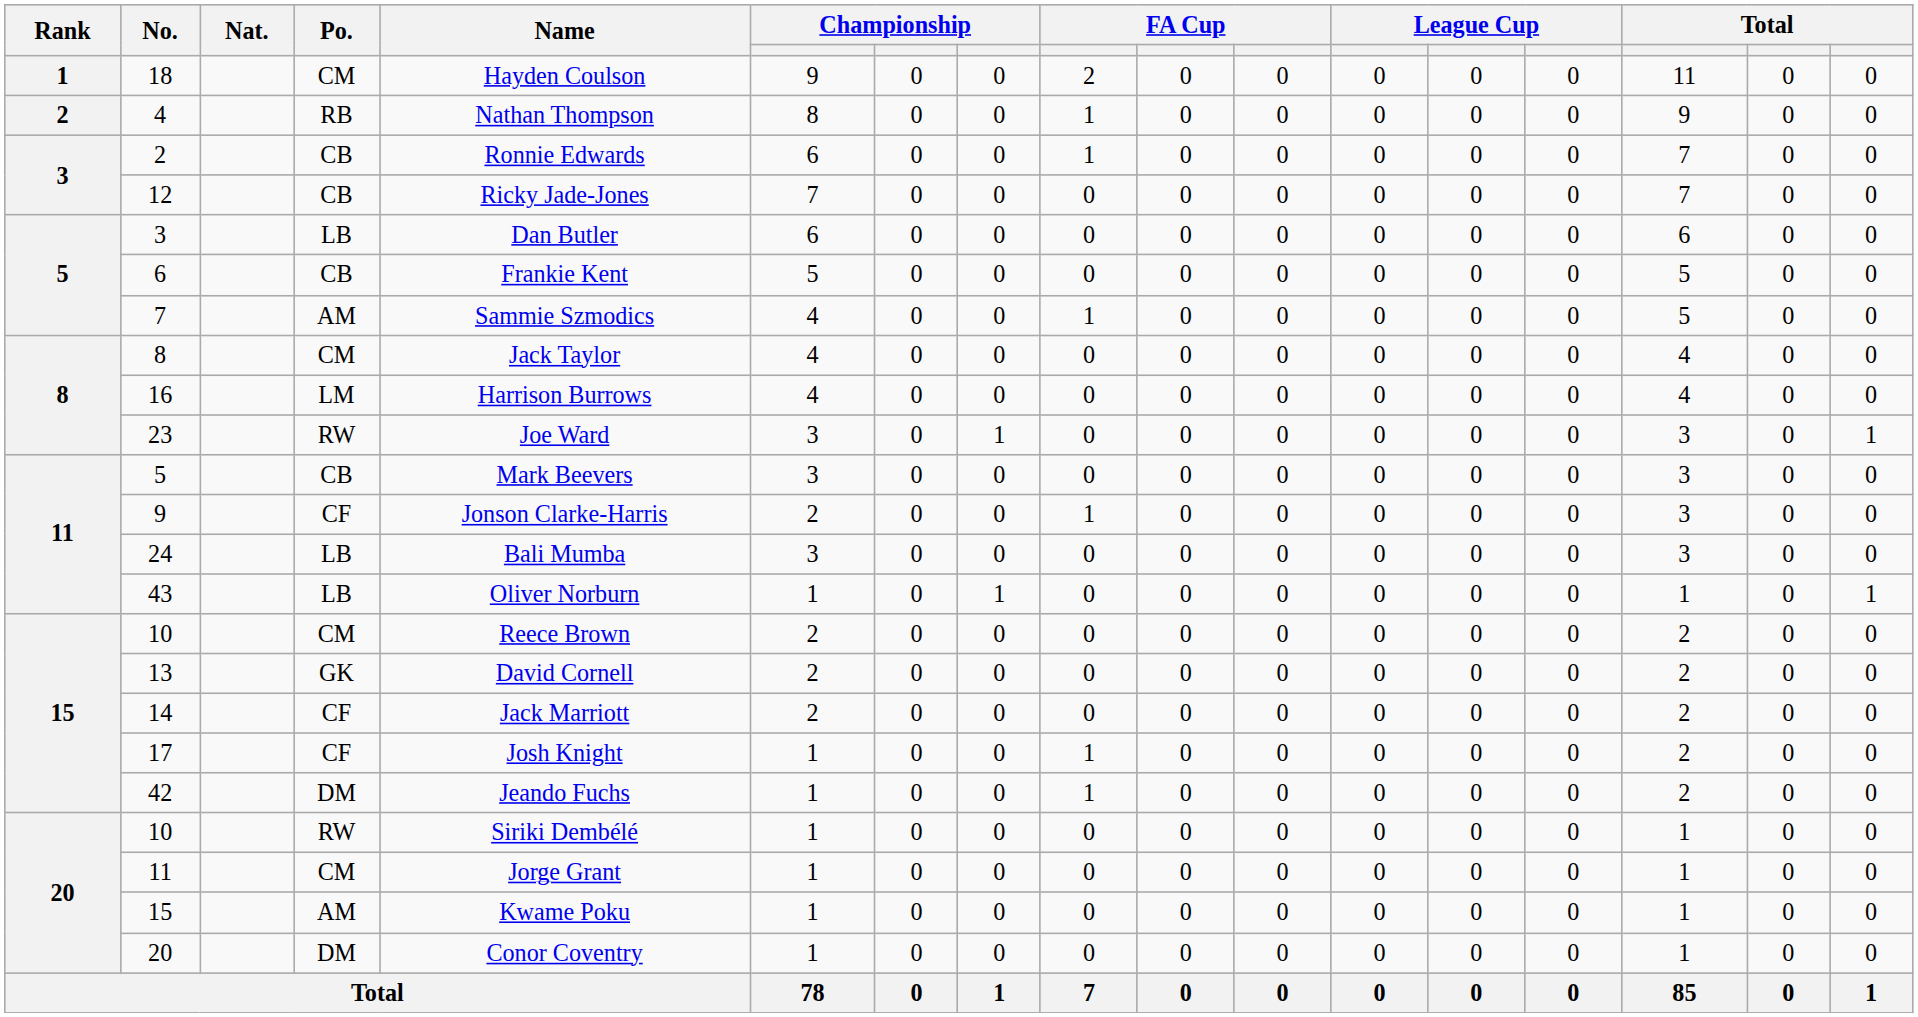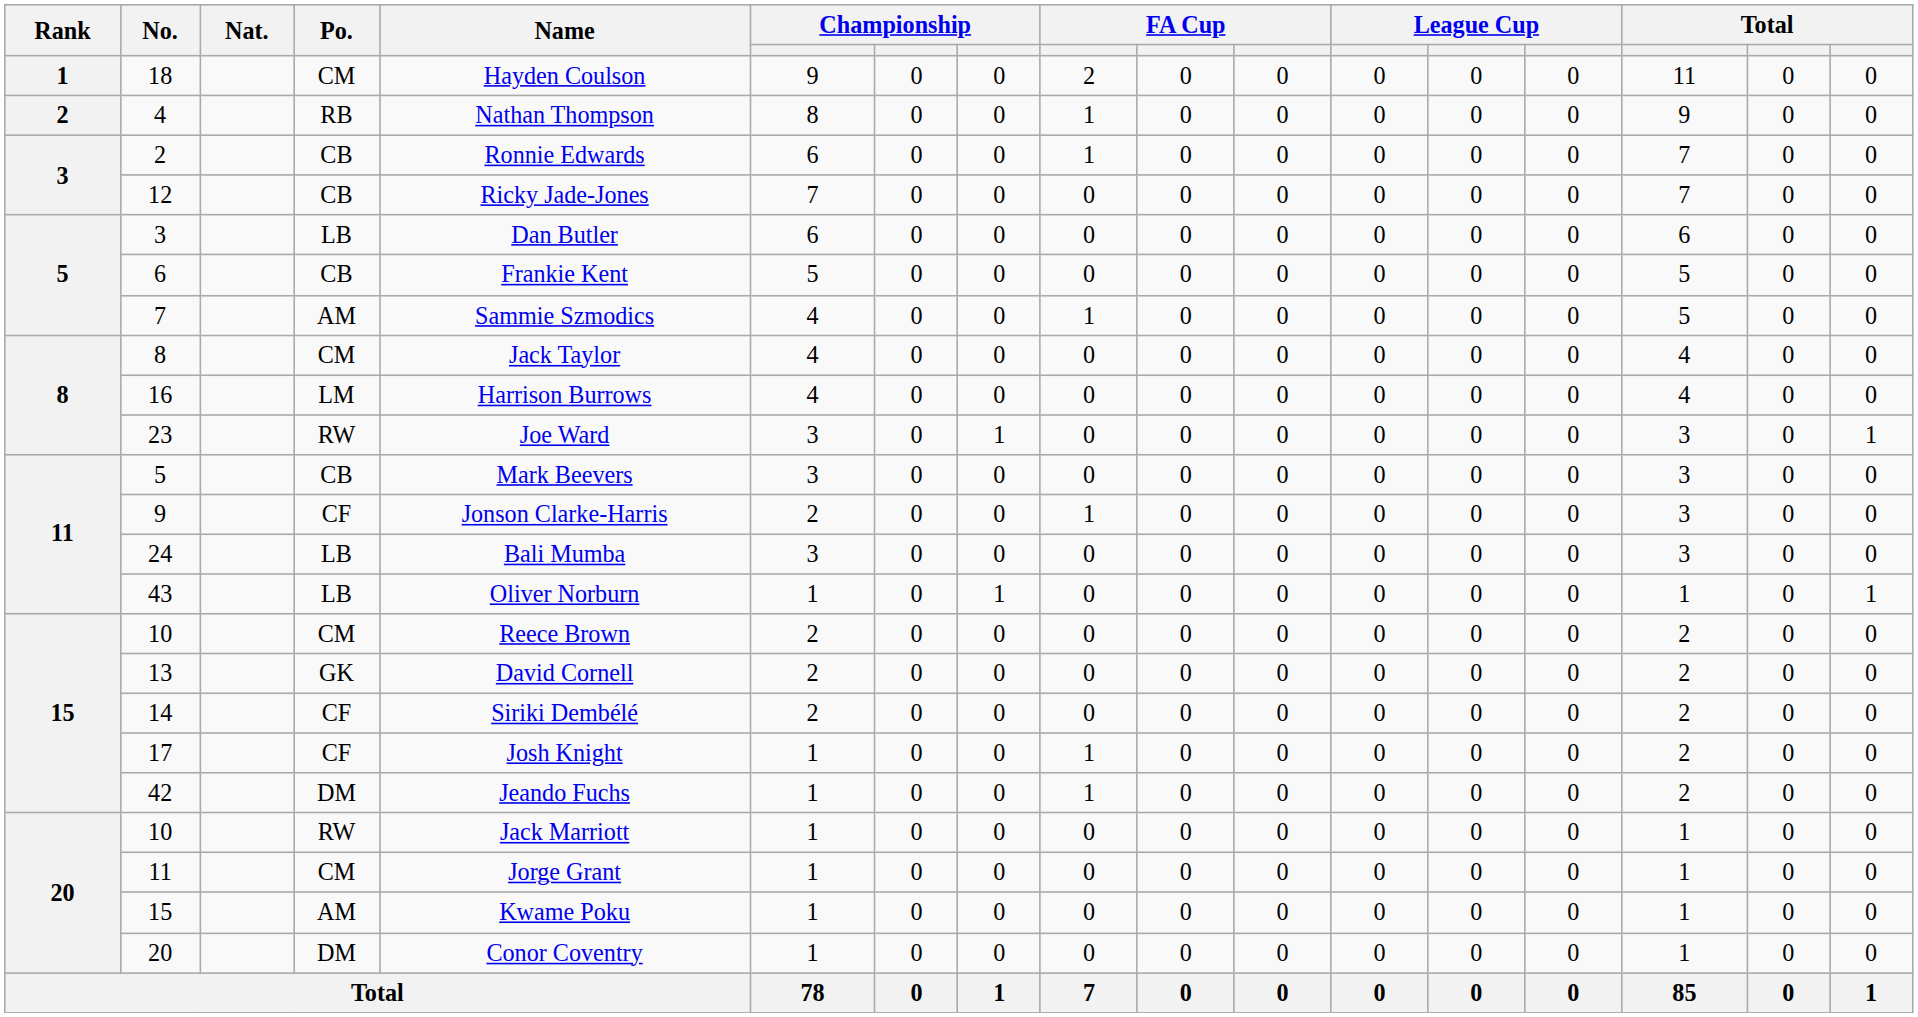(565, 713) Jack Marriott -> (565, 713) Siriki Dembélé
(565, 832) Siriki Dembélé -> (565, 832) Jack Marriott
